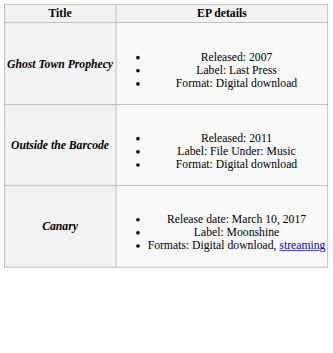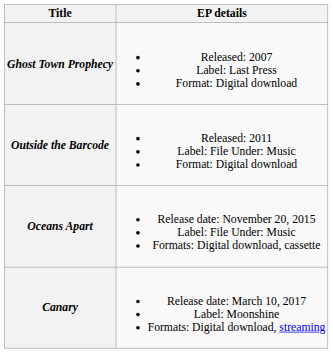+ row: (60, 226)
